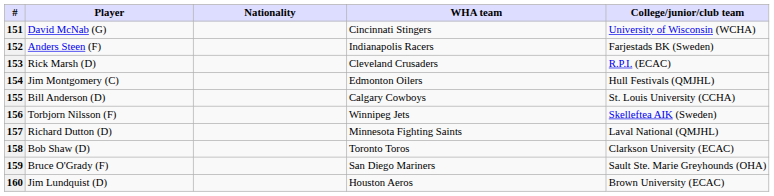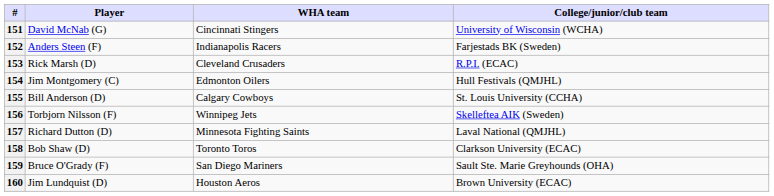- column: (270, 13)
